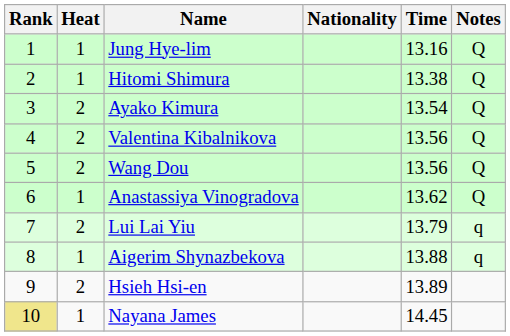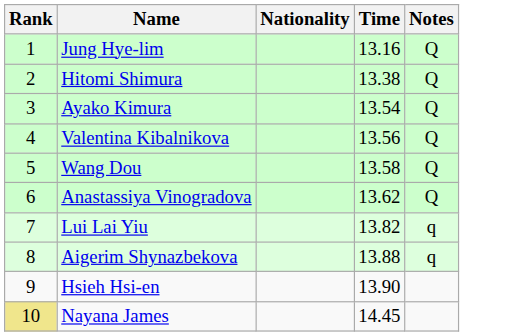- column: (80, 19)
(426, 167) 13.56 -> (379, 167) 13.58
(426, 227) 13.79 -> (379, 227) 13.82
(426, 286) 13.89 -> (379, 286) 13.90
